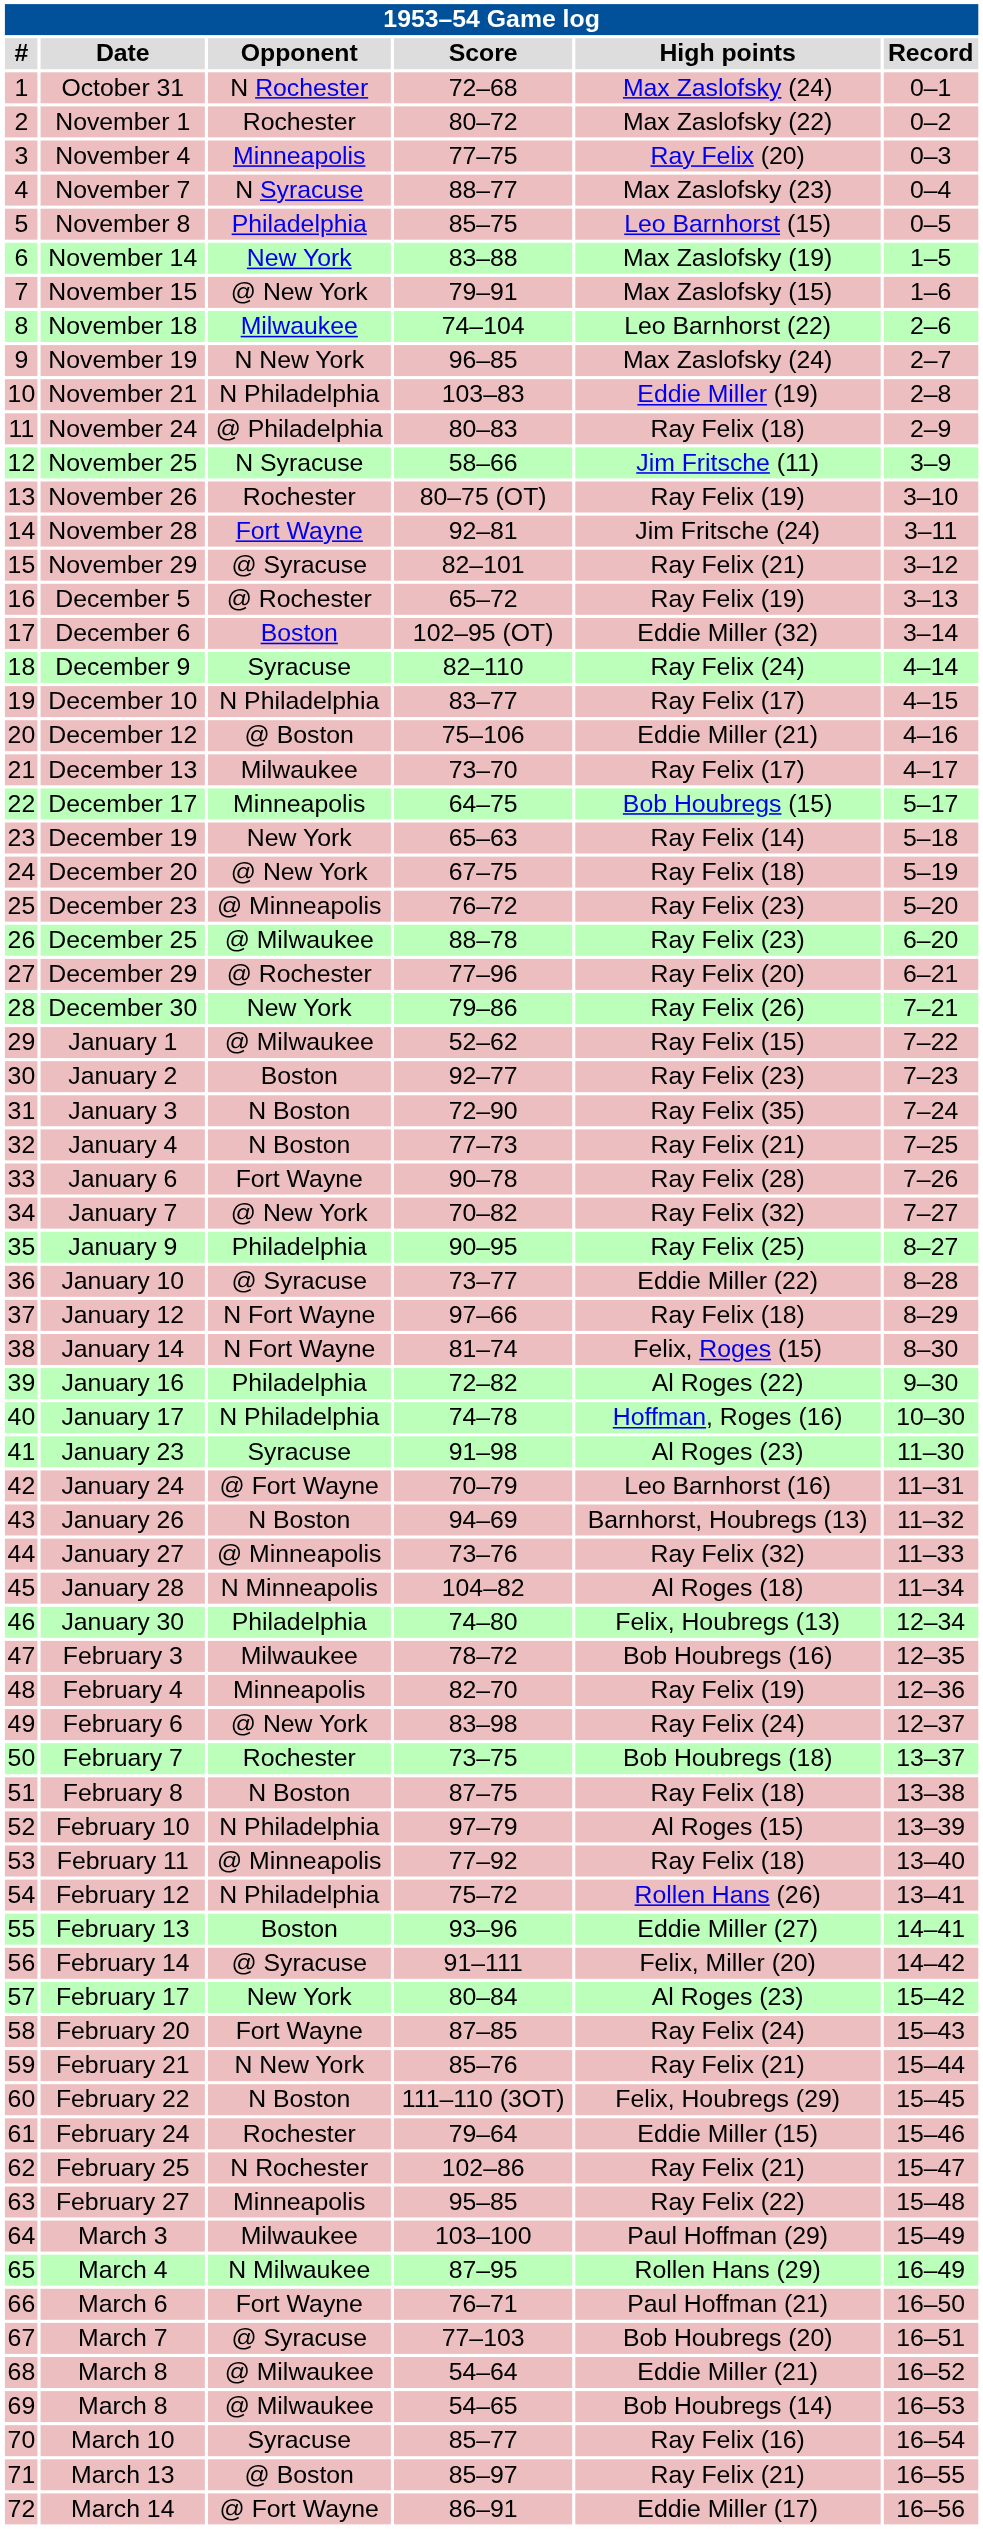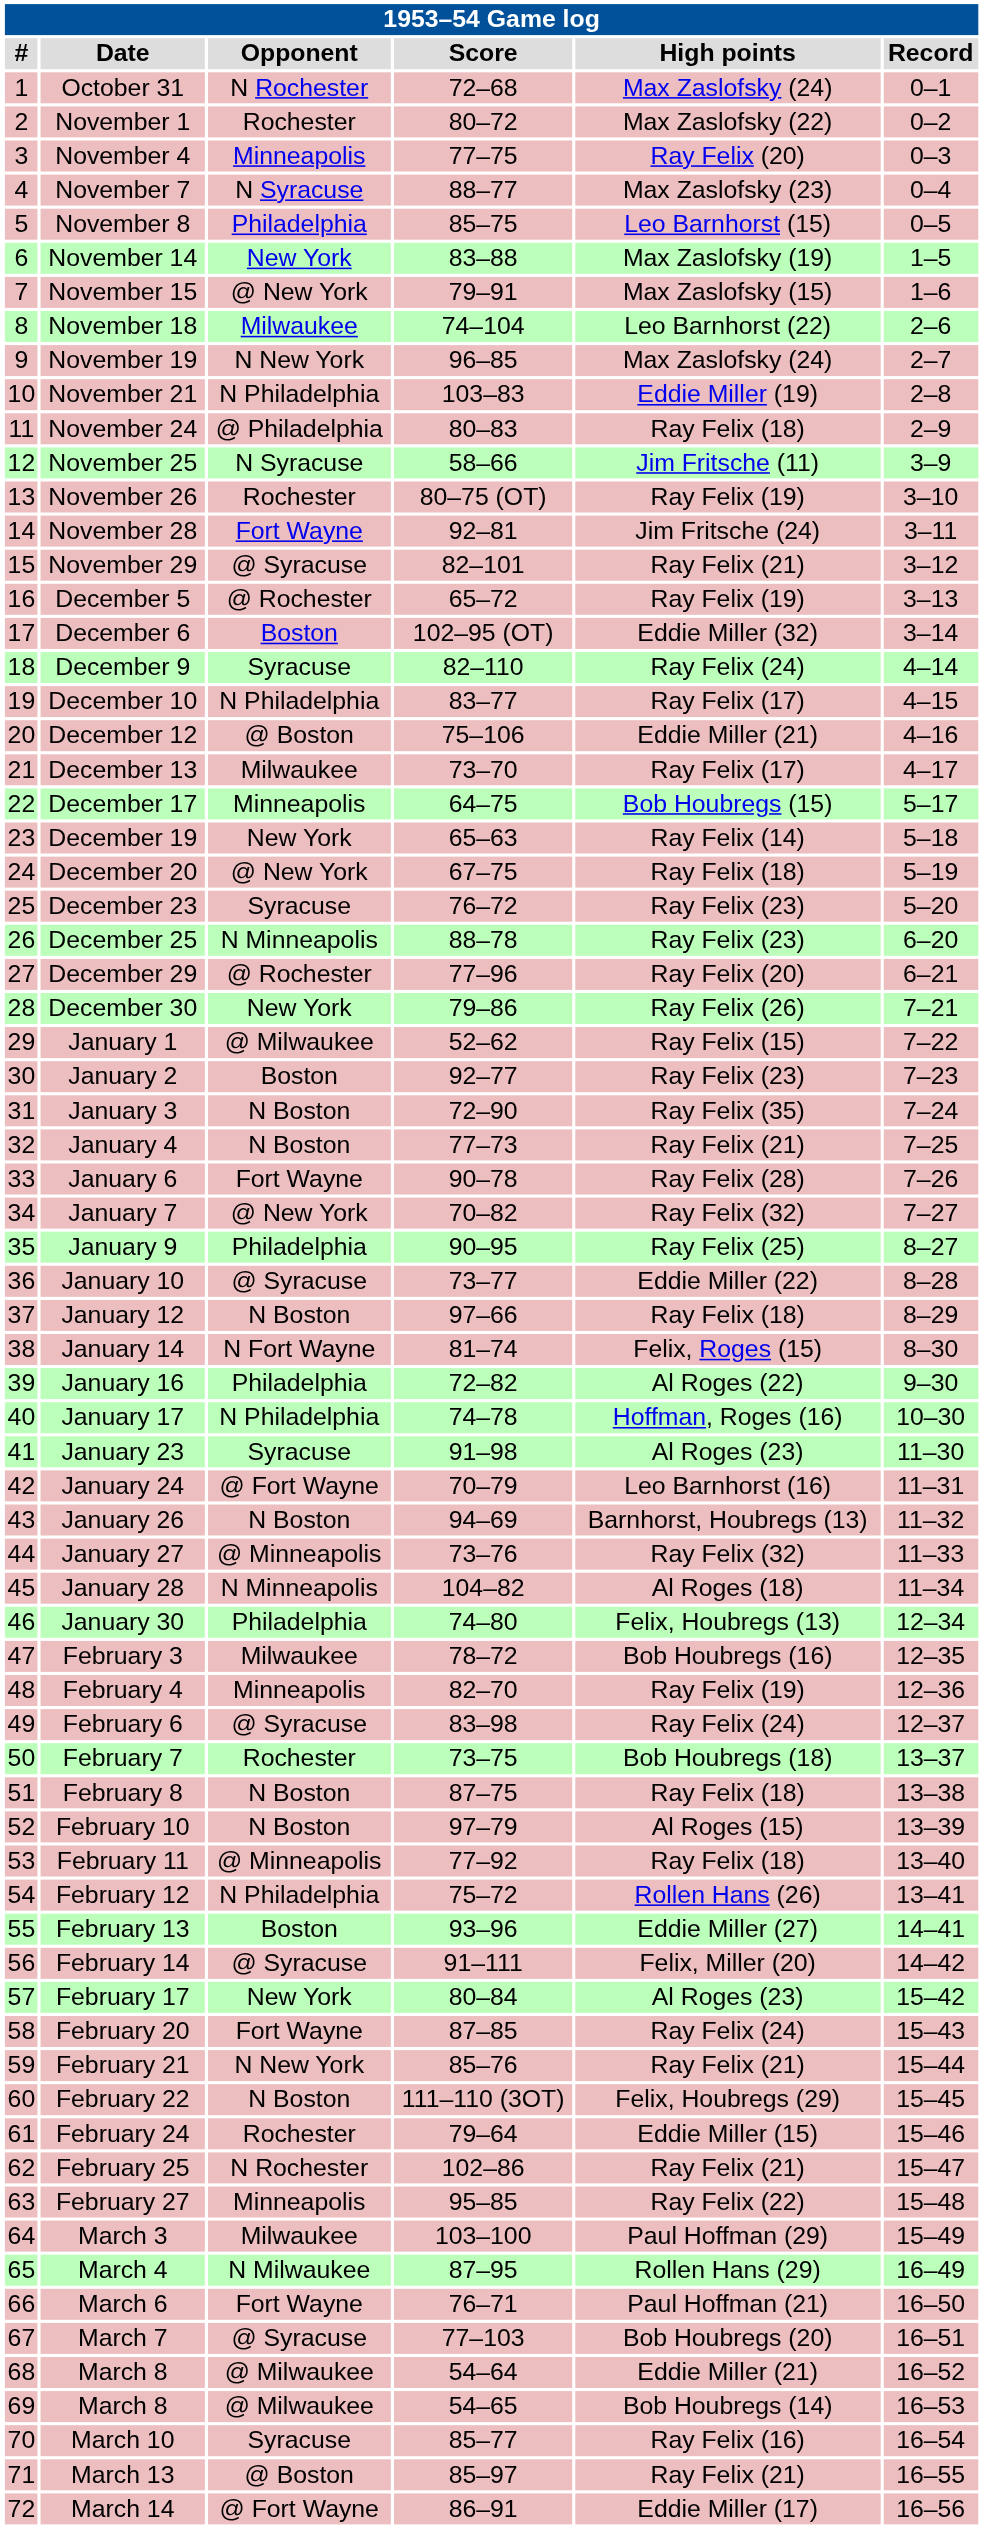(299, 905) @ Minneapolis -> (299, 905) Syracuse
(299, 940) @ Milwaukee -> (299, 940) N Minneapolis
(299, 1315) N Fort Wayne -> (299, 1315) N Boston
(299, 1724) @ New York -> (299, 1724) @ Syracuse
(299, 1826) N Philadelphia -> (299, 1826) N Boston
